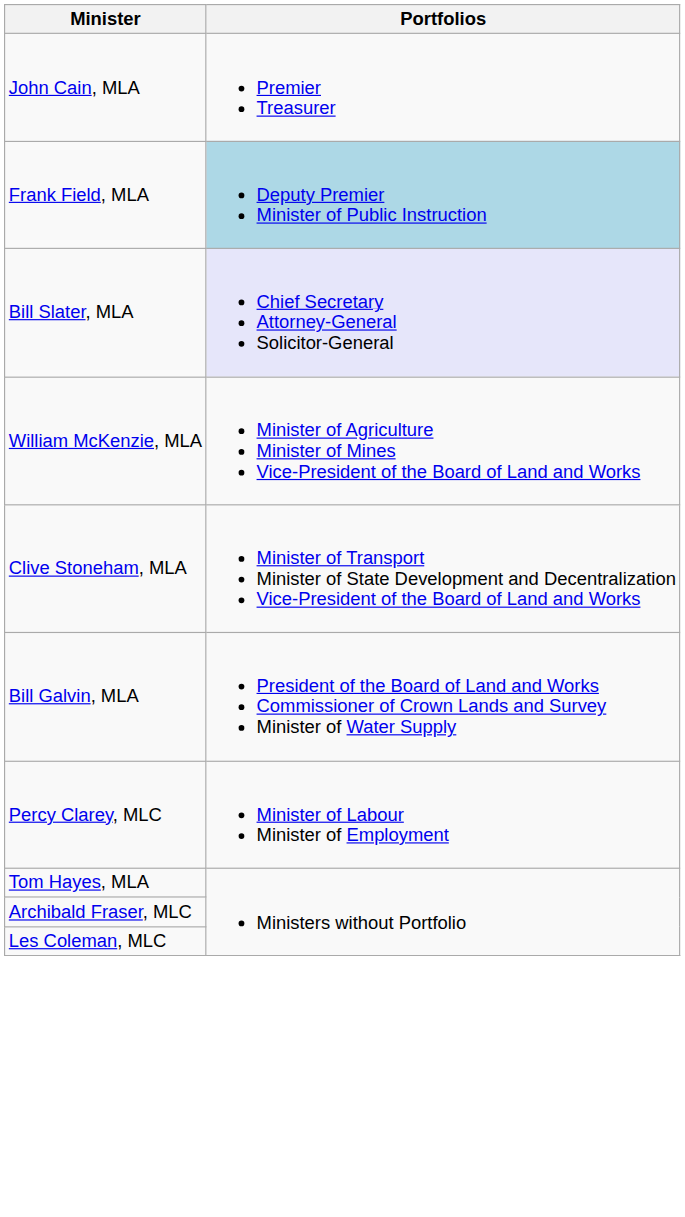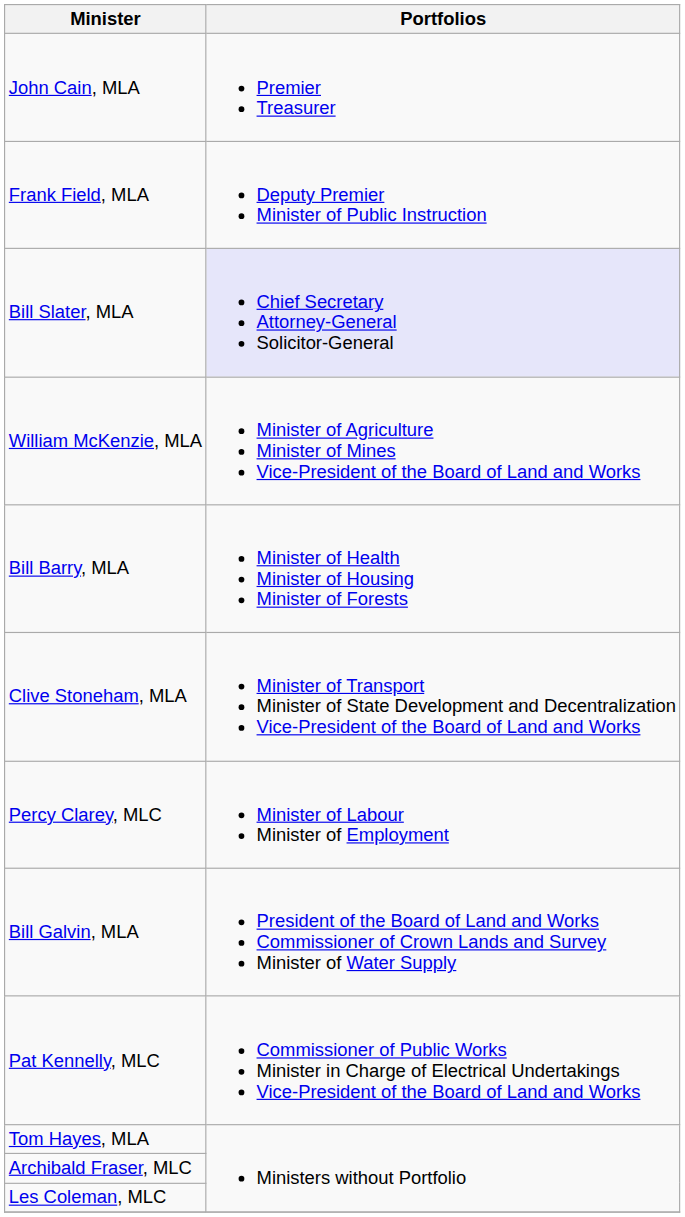(443, 205) lightblue background -> (443, 205) no background
+ row: (69, 568)
rows swapped: (74, 696) <-> (85, 814)
+ row: (84, 1060)
